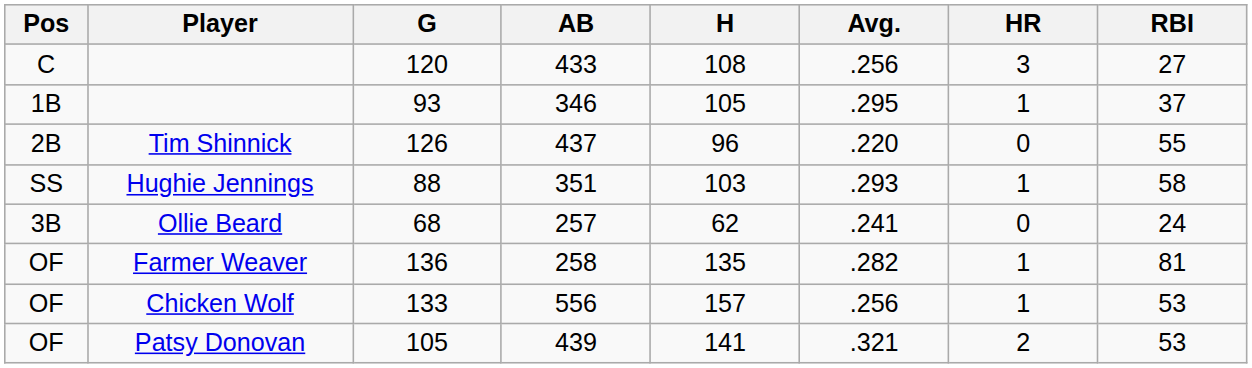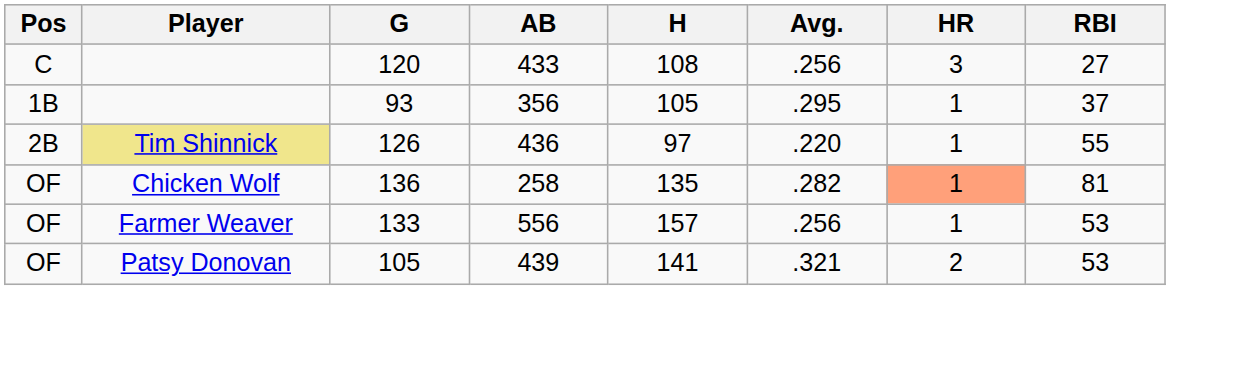(576, 104) 346 -> (538, 104) 356
(220, 143) no background -> (206, 143) khaki background
(576, 143) 437 -> (538, 143) 436
(725, 143) 96 -> (678, 143) 97
(1023, 143) 0 -> (956, 143) 1
- row: (427, 183)
- row: (427, 223)
(220, 263) Farmer Weaver -> (206, 183) Chicken Wolf
(1023, 263) no background -> (956, 183) lightsalmon background
(220, 303) Chicken Wolf -> (206, 223) Farmer Weaver
